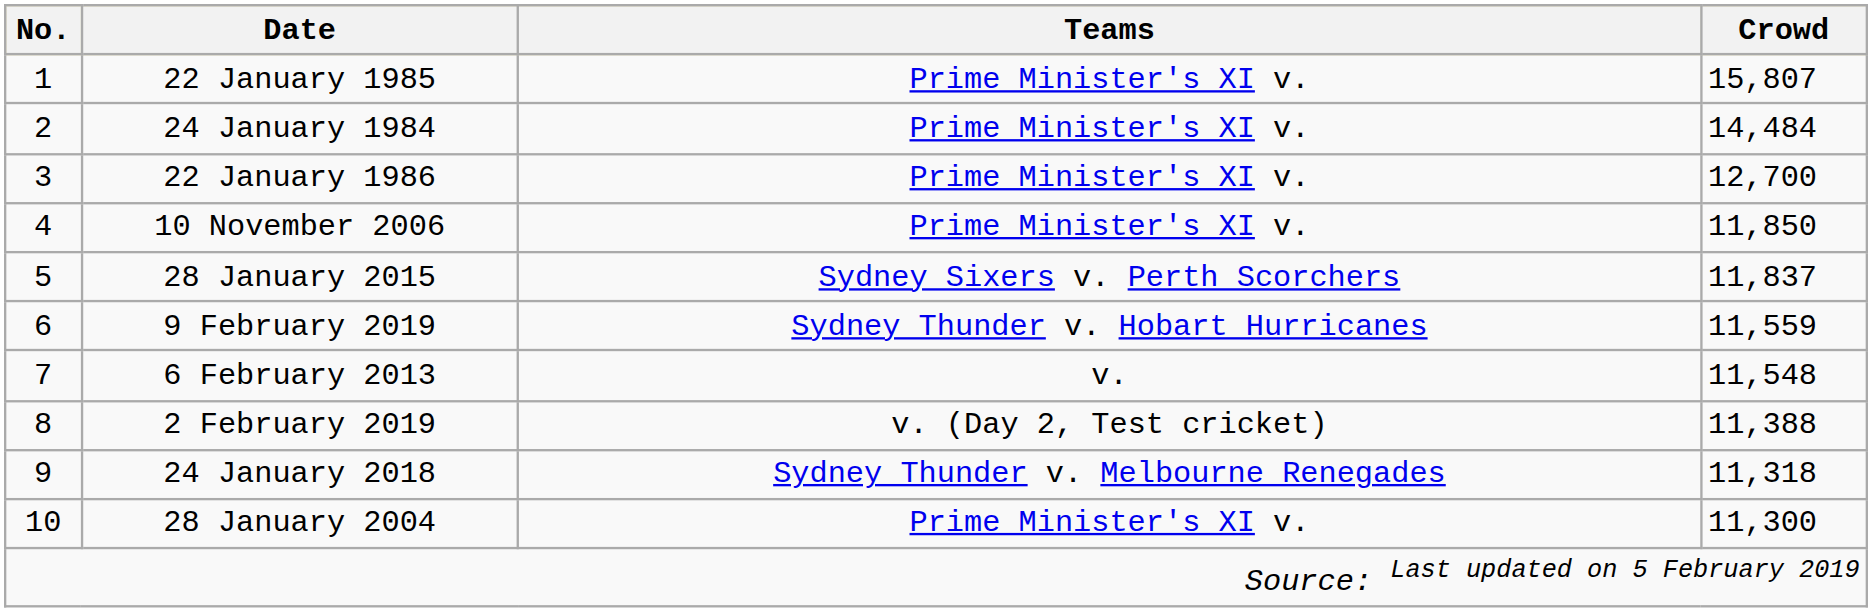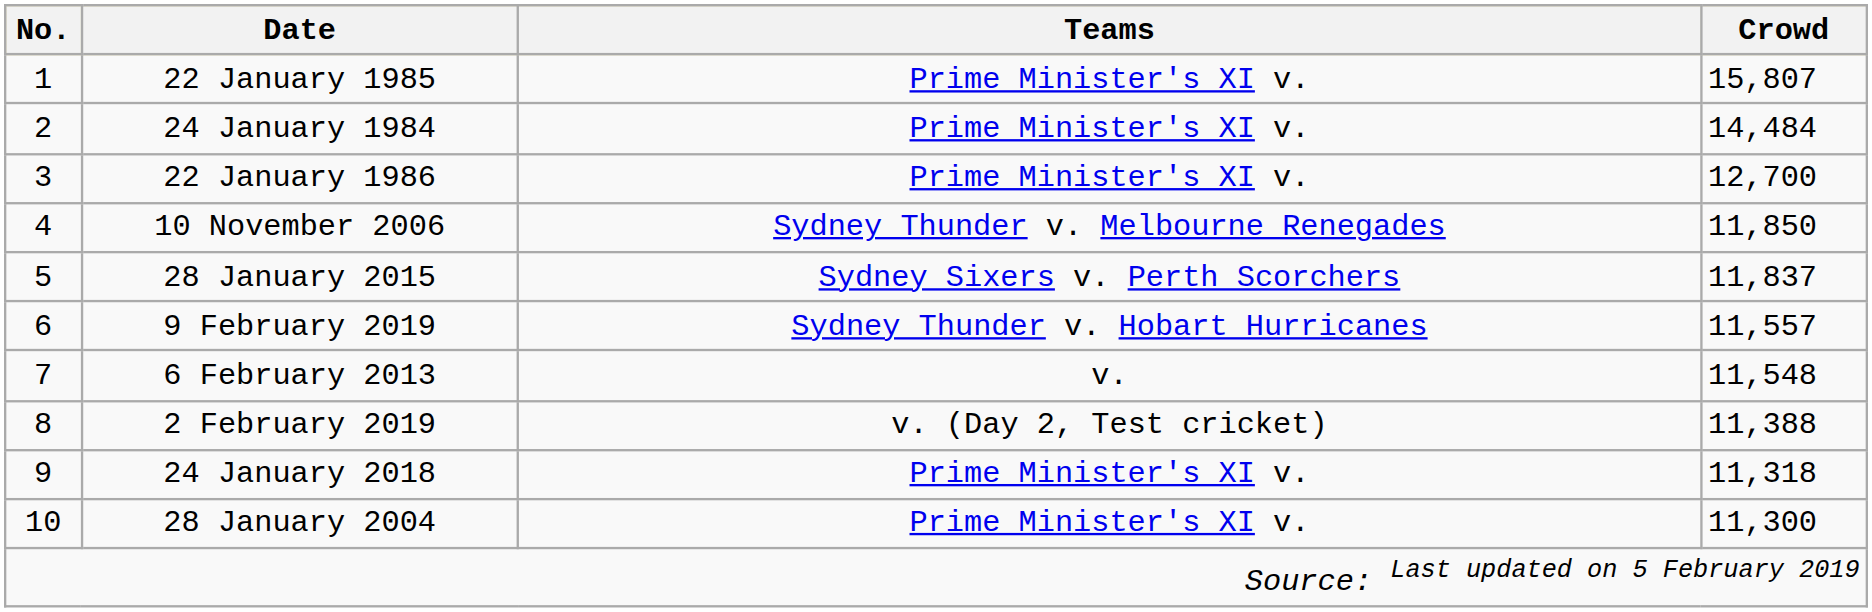(1109, 227) Prime Minister's XI v. -> (1109, 227) Sydney Thunder v. Melbourne Renegades
(1762, 326) 11,559 -> (1762, 326) 11,557
(1109, 474) Sydney Thunder v. Melbourne Renegades -> (1109, 474) Prime Minister's XI v.
